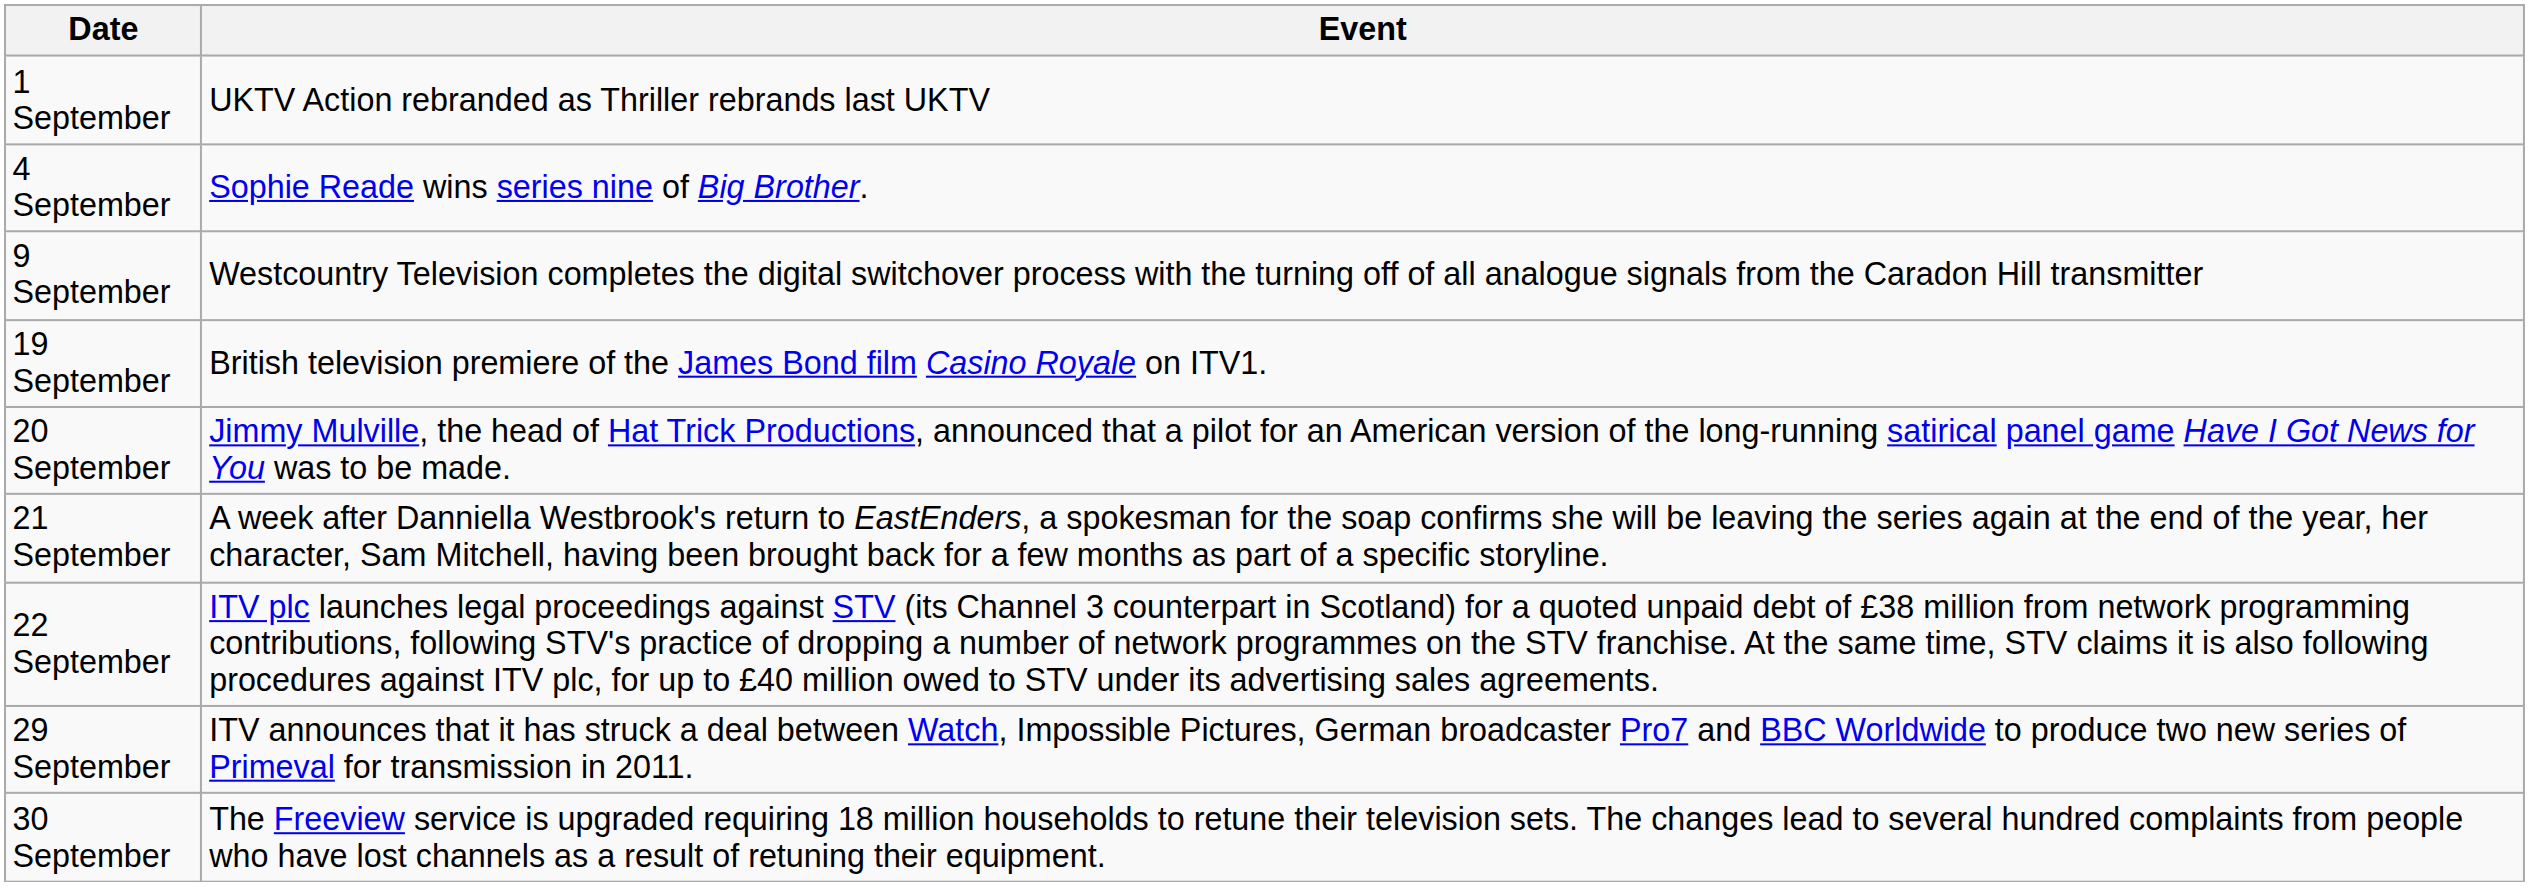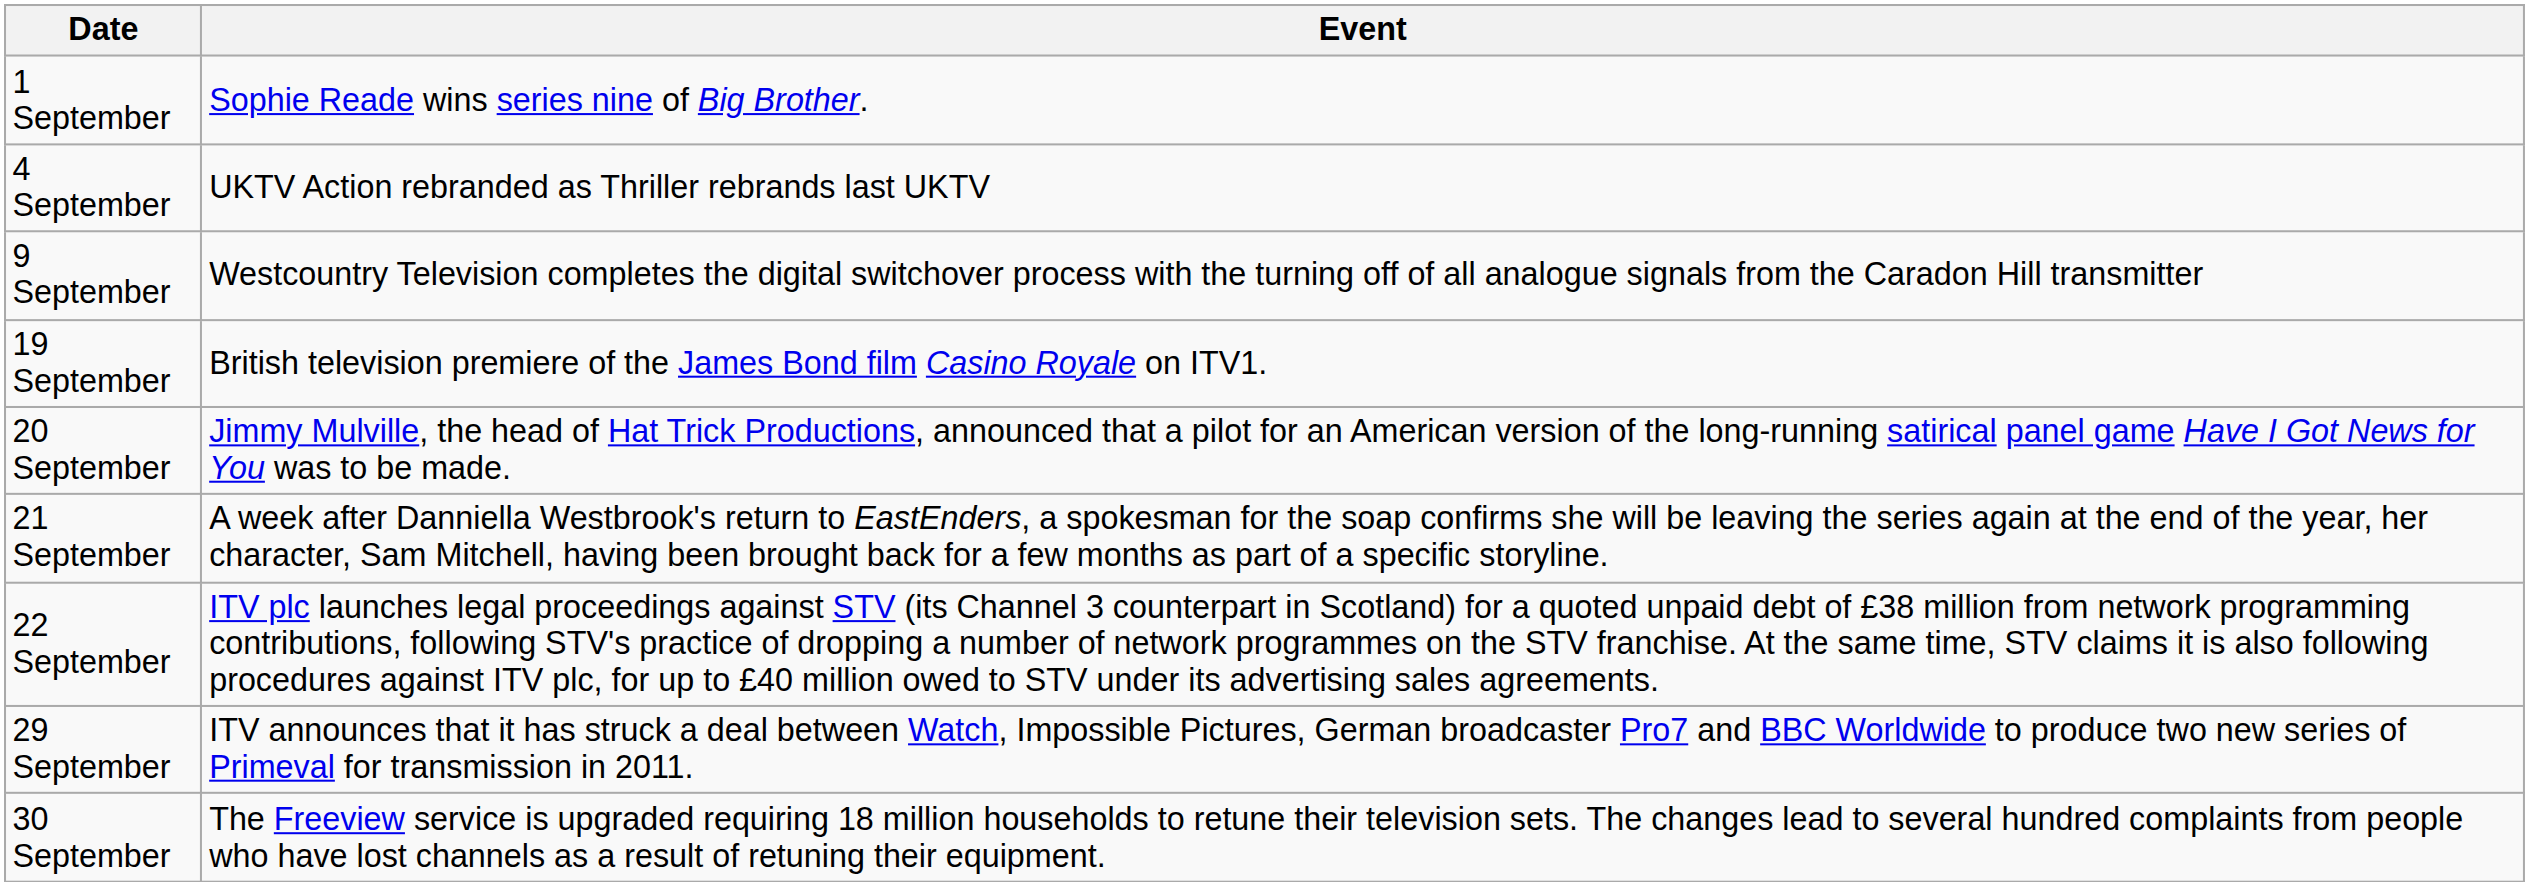(600, 99) UKTV Action rebranded as Thriller rebrands last UKTV -> (539, 99) Sophie Reade wins series nine of Big Brother.
(539, 187) Sophie Reade wins series nine of Big Brother. -> (600, 187) UKTV Action rebranded as Thriller rebrands last UKTV
